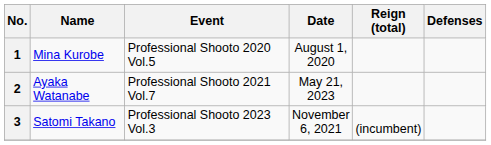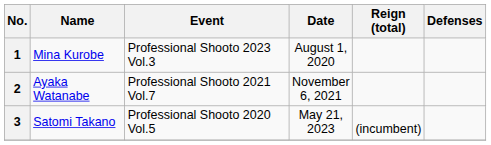(199, 55) Professional Shooto 2020 Vol.5 -> (199, 55) Professional Shooto 2023 Vol.3
(321, 89) May 21, 2023 -> (321, 89) November 6, 2021
(199, 122) Professional Shooto 2023 Vol.3 -> (199, 122) Professional Shooto 2020 Vol.5
(321, 122) November 6, 2021 -> (321, 122) May 21, 2023
